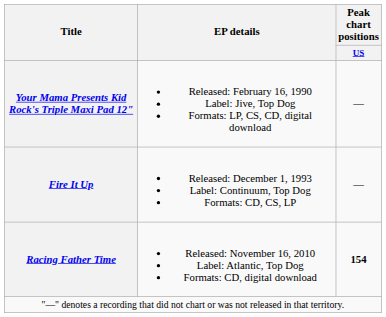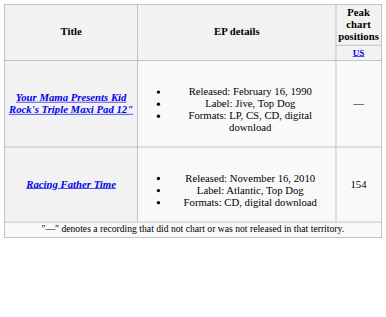- row: (71, 184)
(359, 259) bold -> (359, 184) normal
